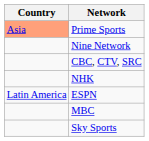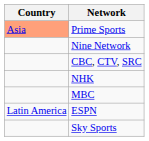rows swapped: (84, 95) <-> (83, 111)
